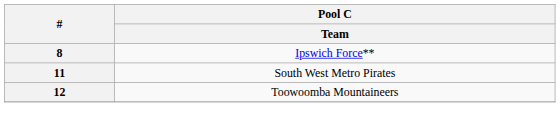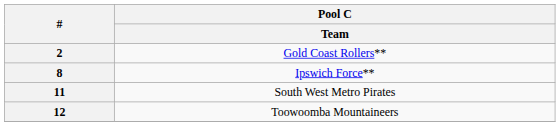+ row: (59, 53)
